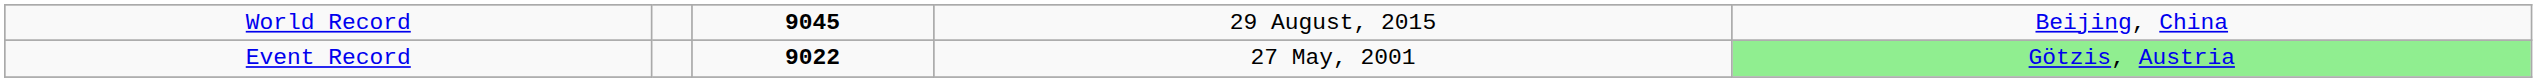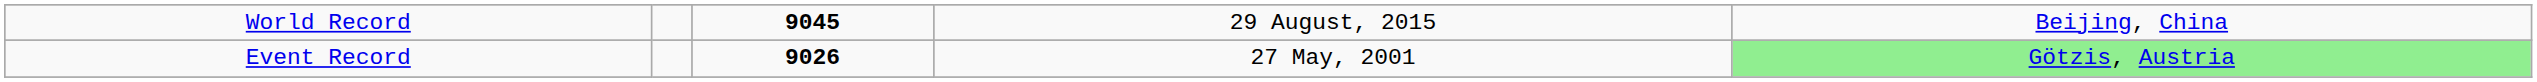(813, 59) 9022 -> (813, 59) 9026
